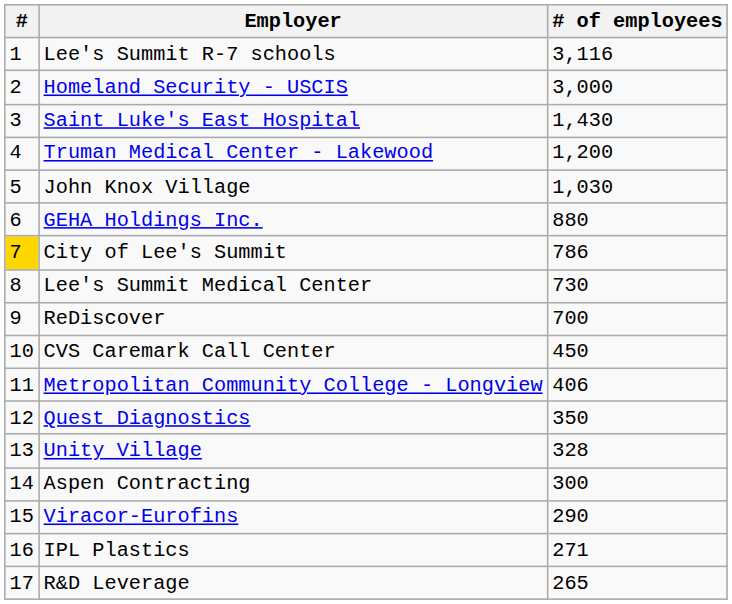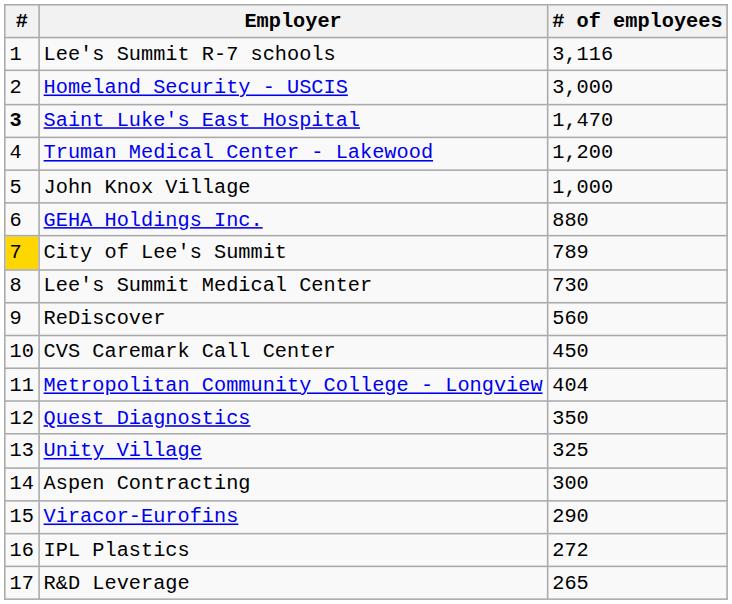(16, 120) normal -> (16, 120) bold
(583, 120) 1,430 -> (583, 120) 1,470
(583, 187) 1,030 -> (583, 187) 1,000
(570, 253) 786 -> (570, 253) 789
(570, 319) 700 -> (570, 319) 560
(570, 385) 406 -> (570, 385) 404
(570, 451) 328 -> (570, 451) 325
(570, 550) 271 -> (570, 550) 272
